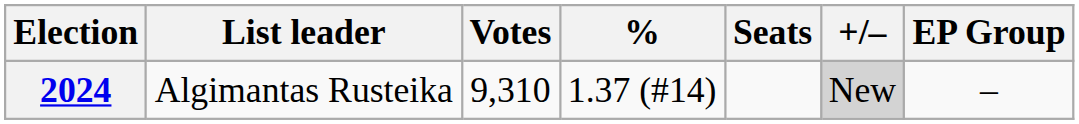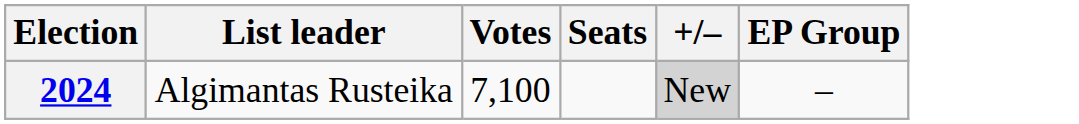- column: (642, 32)
(510, 89) 9,310 -> (510, 89) 7,100
